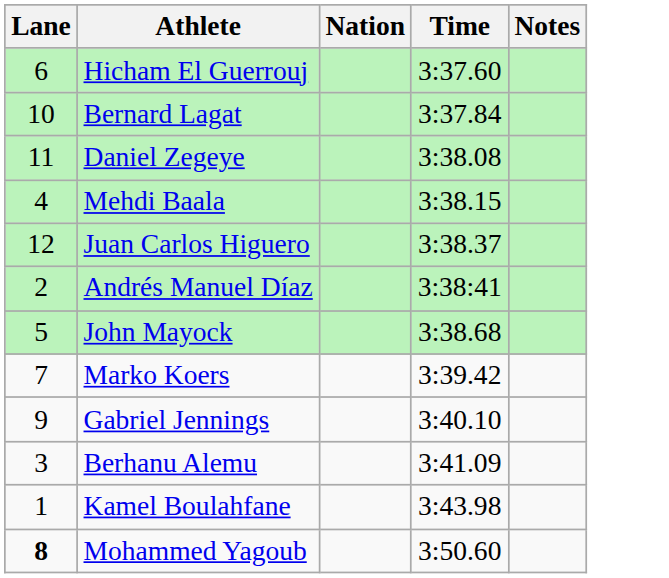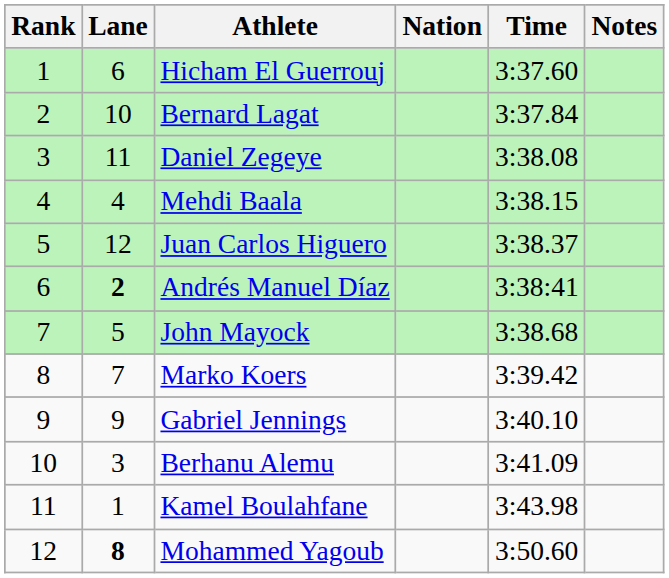+ column: (43, 26)
(41, 288) normal -> (118, 288) bold
